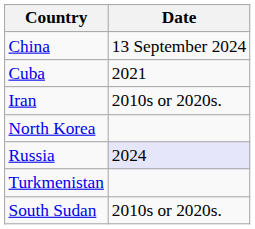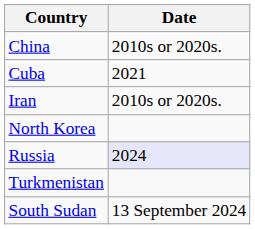(179, 45) 13 September 2024 -> (167, 45) 2010s or 2020s.
(167, 210) 2010s or 2020s. -> (179, 210) 13 September 2024
